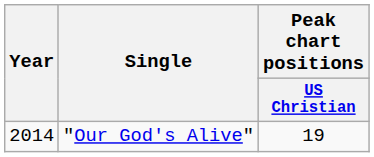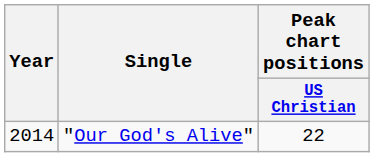(314, 136) 19 -> (314, 136) 22
